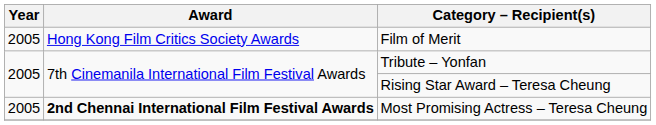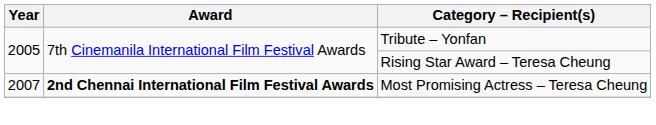- row: (421, 39)
(24, 108) 2005 -> (24, 85) 2007
